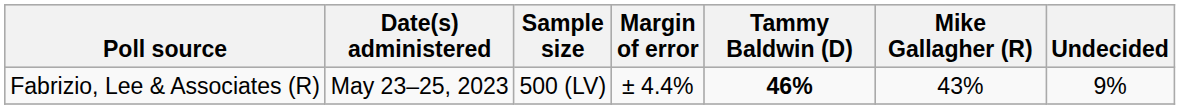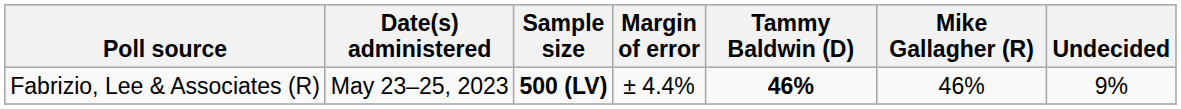(563, 85) normal -> (563, 85) bold
(960, 85) 43% -> (962, 85) 46%
